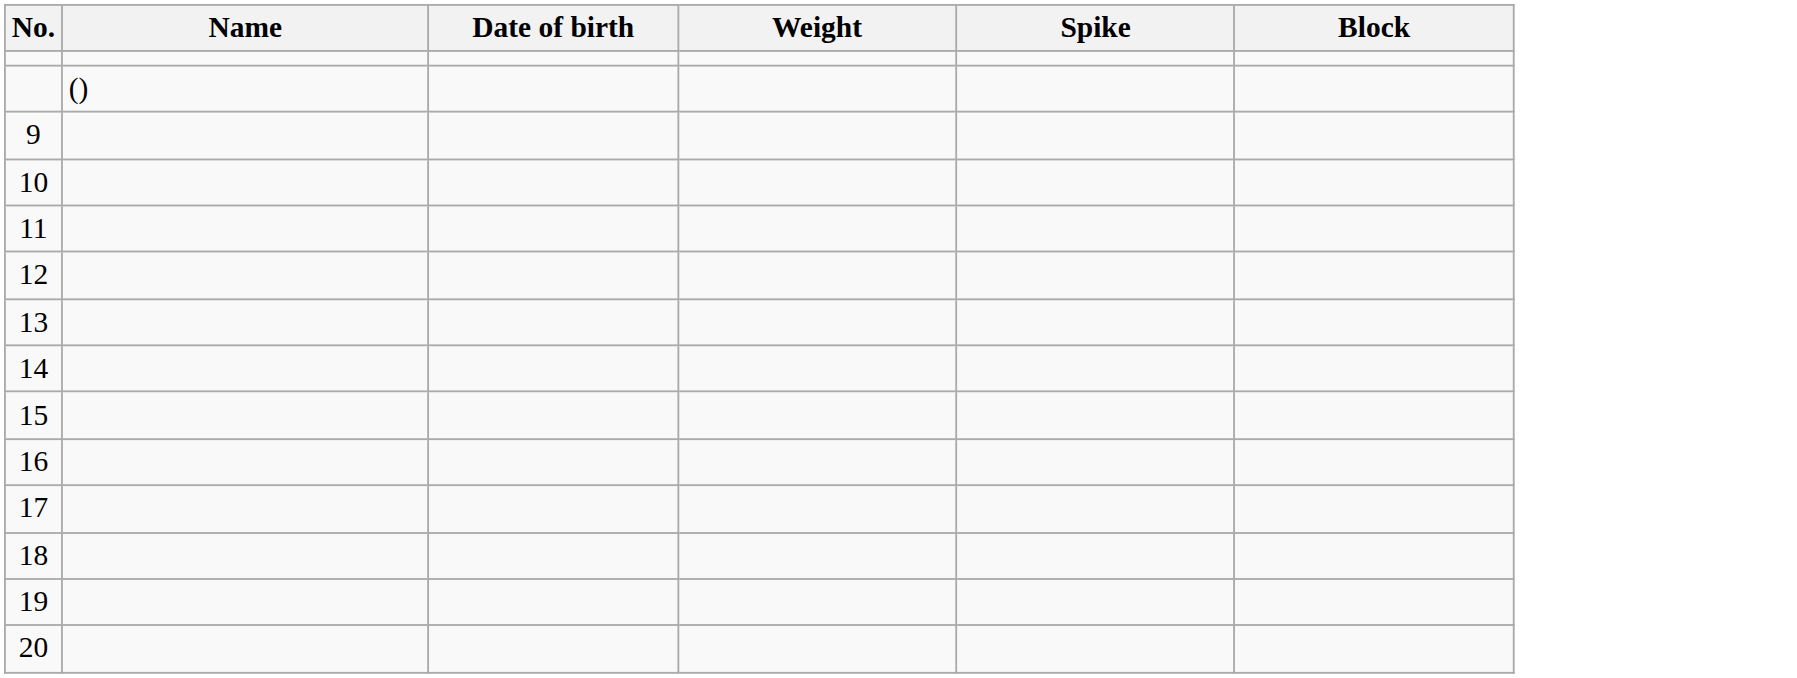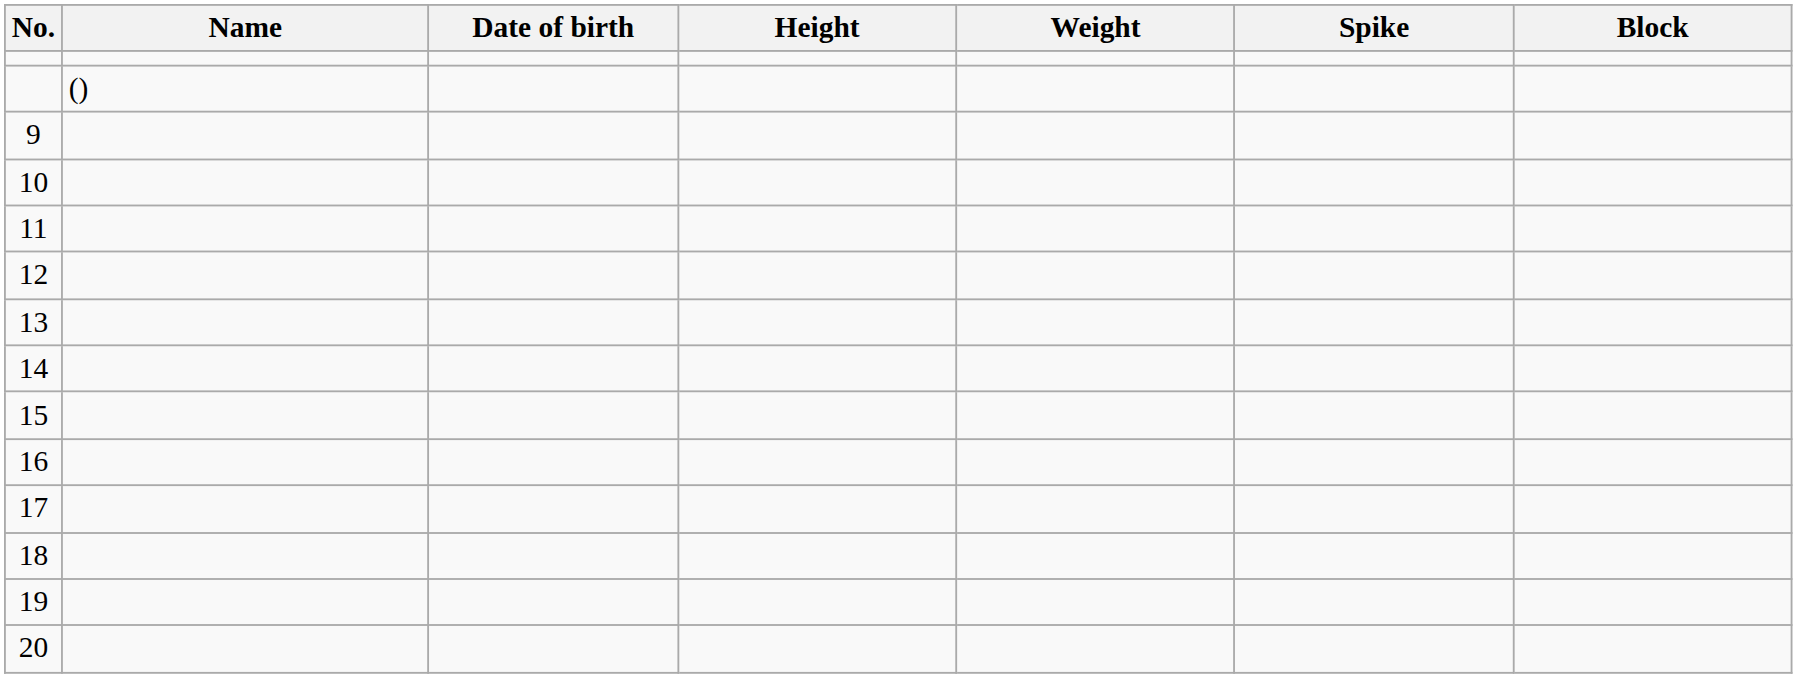+ column: (817, 27)
